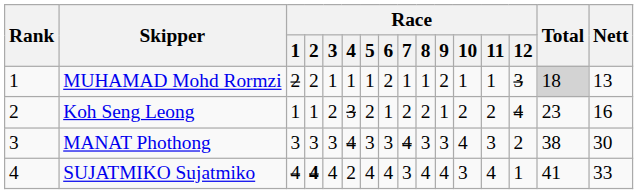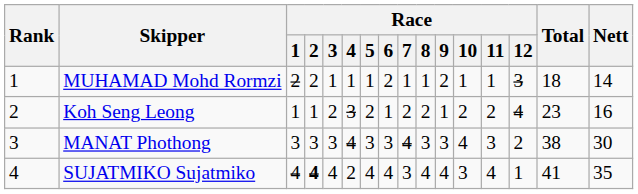(551, 81) lightgrey background -> (551, 81) no background
(603, 81) 13 -> (603, 81) 14
(603, 173) 33 -> (603, 173) 35
